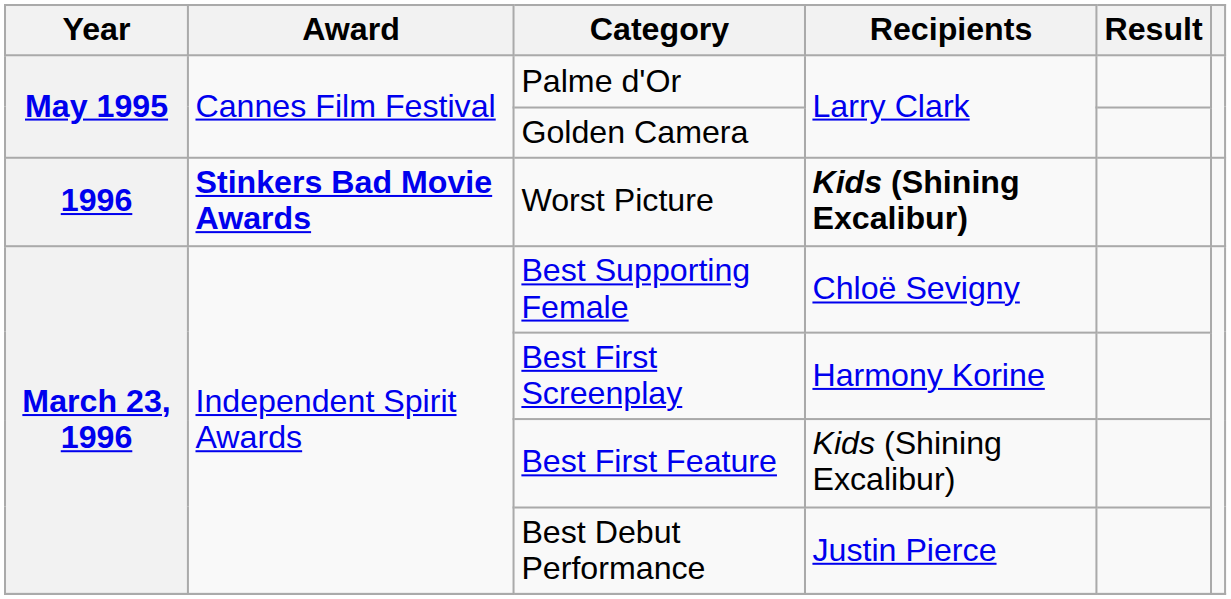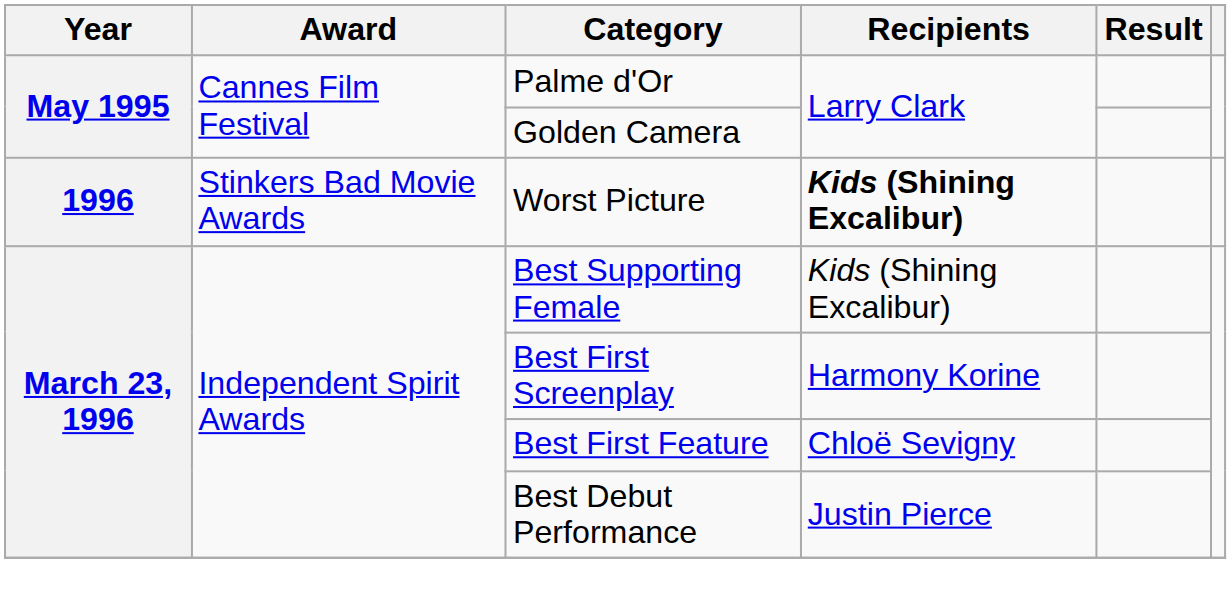(344, 201) bold -> (337, 201) normal
(916, 288) Chloë Sevigny -> (903, 288) Kids (Shining Excalibur)
(907, 462) Kids (Shining Excalibur) -> (911, 444) Chloë Sevigny
